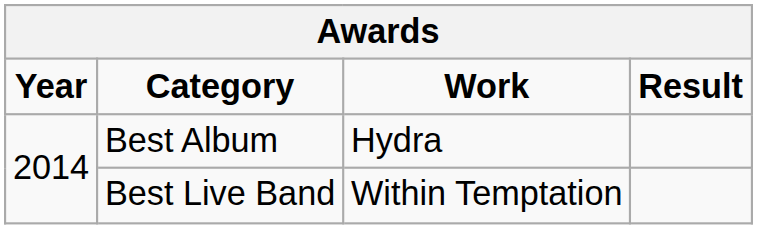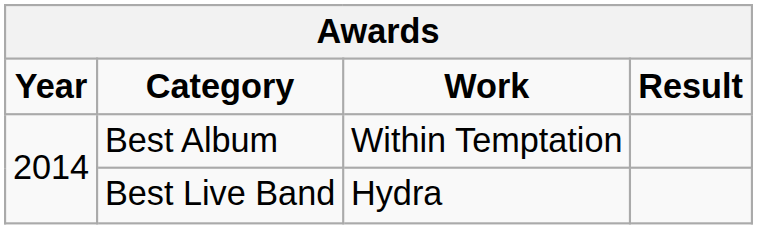(397, 140) Hydra -> (487, 140) Within Temptation
(487, 194) Within Temptation -> (397, 194) Hydra
